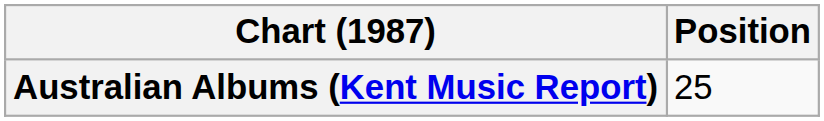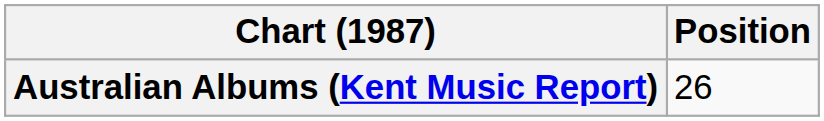(693, 87) 25 -> (693, 87) 26
